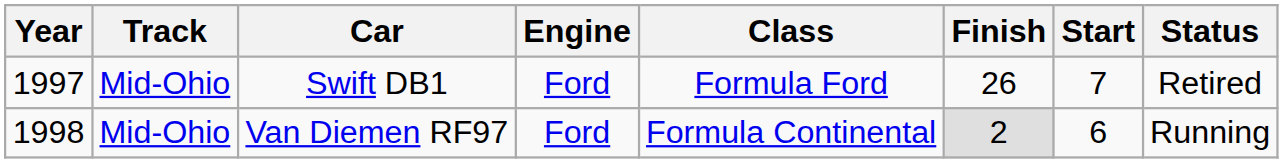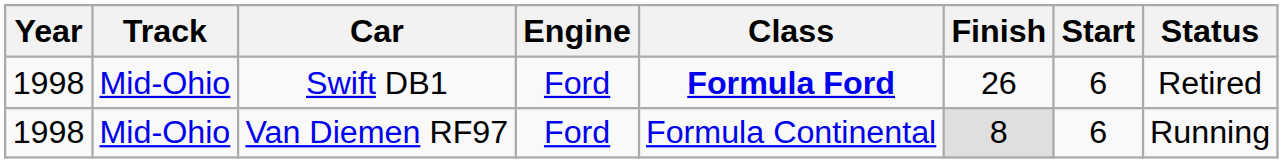(49, 82) 1997 -> (49, 82) 1998
(791, 82) normal -> (791, 82) bold
(1098, 82) 7 -> (1098, 82) 6
(999, 133) 2 -> (999, 133) 8
